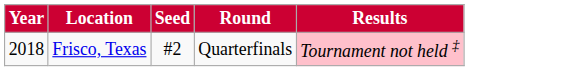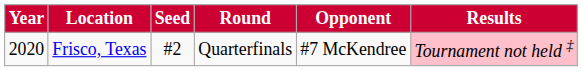+ column: (353, 18)
(26, 49) 2018 -> (26, 49) 2020
